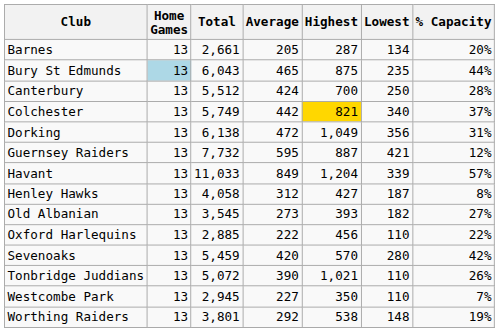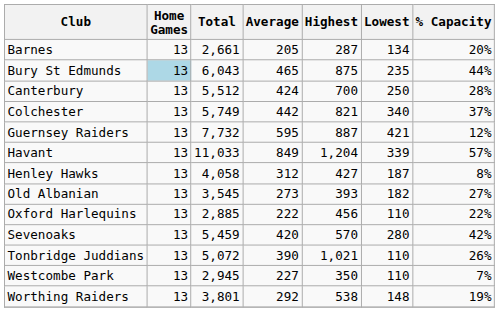(347, 112) gold background -> (347, 112) no background
- row: (34, 132)
